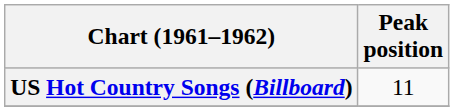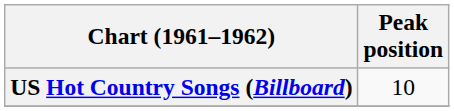(403, 86) 11 -> (403, 86) 10
